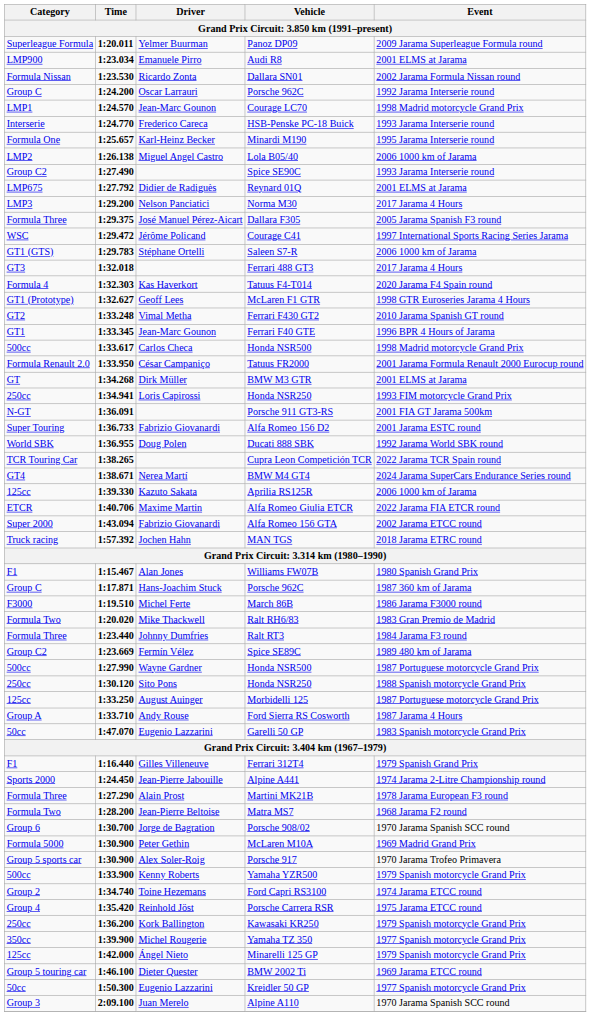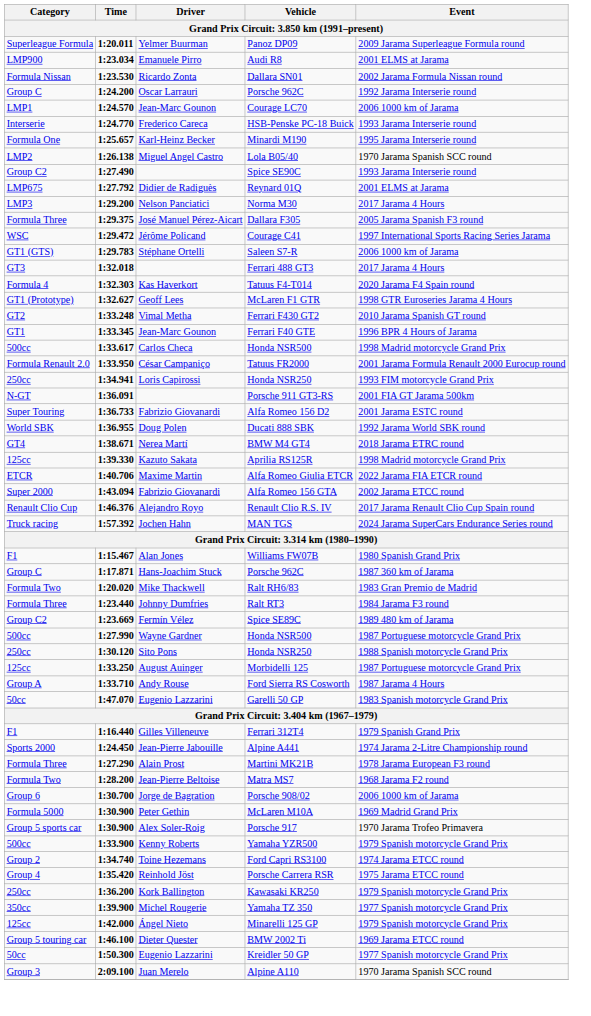(450, 108) 1998 Madrid motorcycle Grand Prix -> (408, 108) 2006 1000 km of Jarama
(426, 156) 2006 1000 km of Jarama -> (425, 156) 1970 Jarama Spanish SCC round
- row: (163, 380)
- row: (191, 460)
(474, 476) 2024 Jarama SuperCars Endurance Series round -> (411, 444) 2018 Jarama ETRC round
(426, 492) 2006 1000 km of Jarama -> (432, 460) 1998 Madrid motorcycle Grand Prix
+ row: (171, 508)
(429, 540) 2018 Jarama ETRC round -> (456, 524) 2024 Jarama SuperCars Endurance Series round
- row: (164, 603)
(443, 827) 1970 Jarama Spanish SCC round -> (408, 795) 2006 1000 km of Jarama
